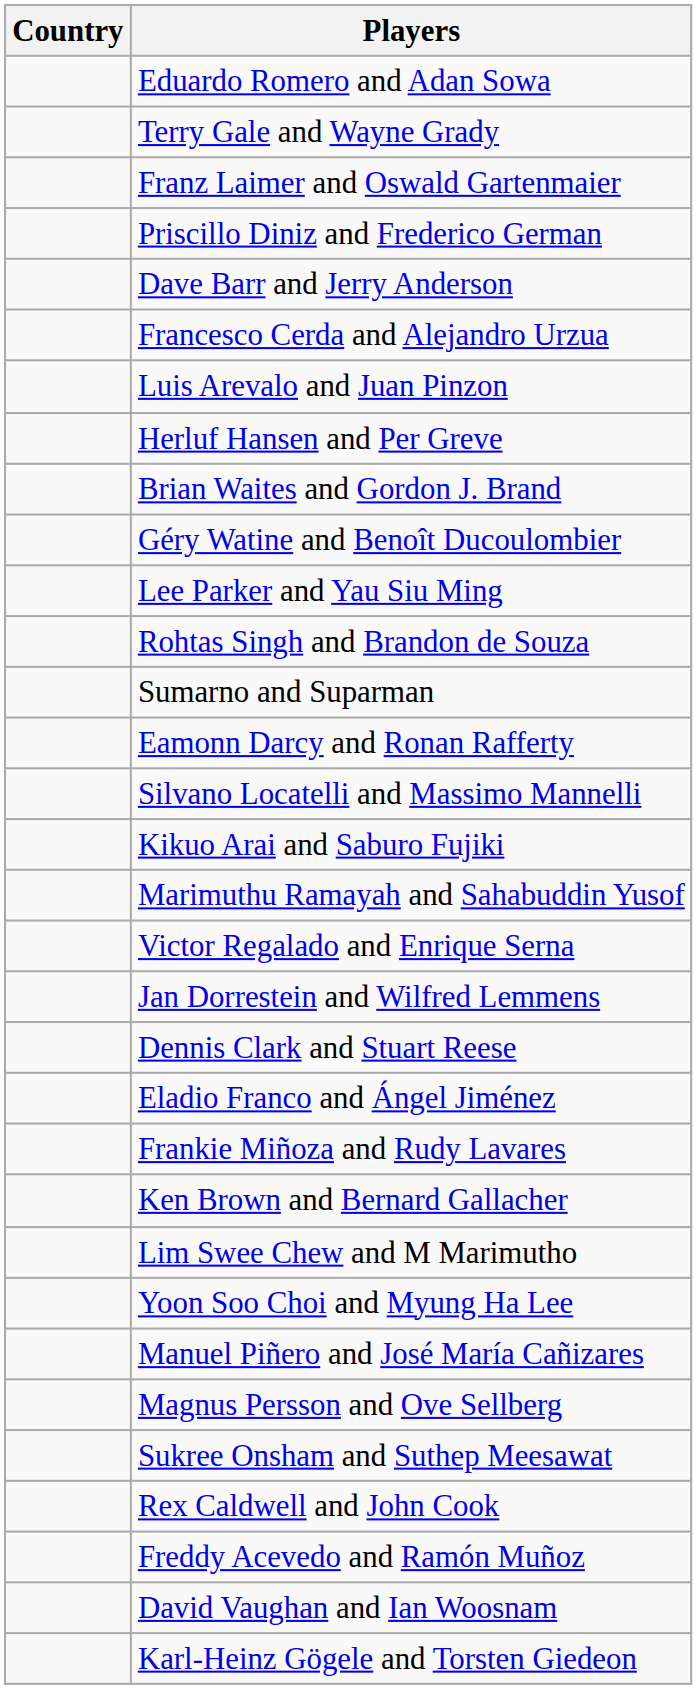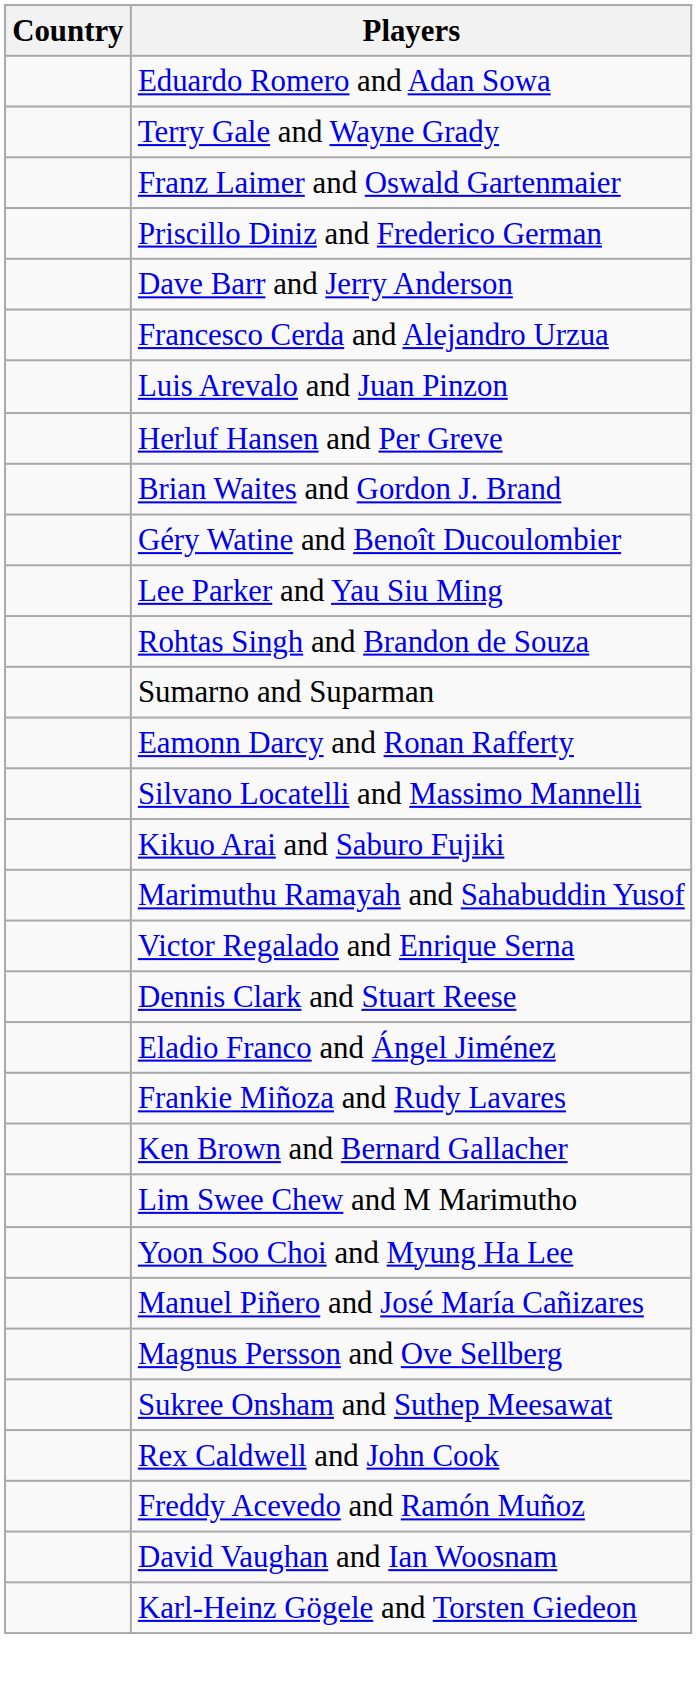- row: (369, 996)
